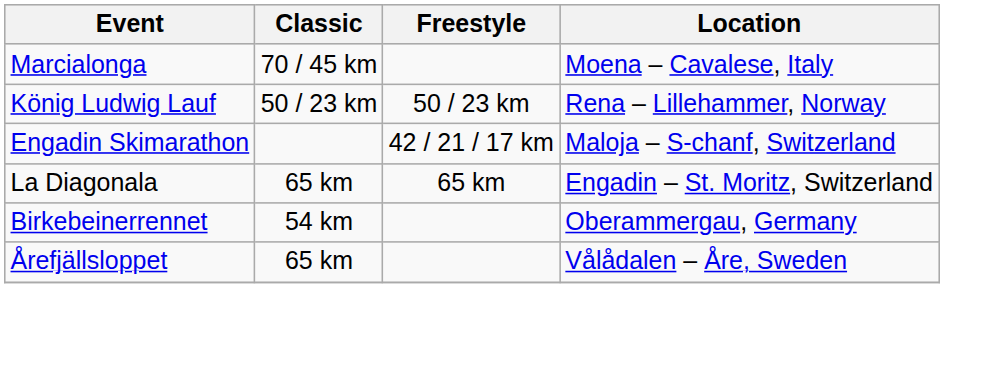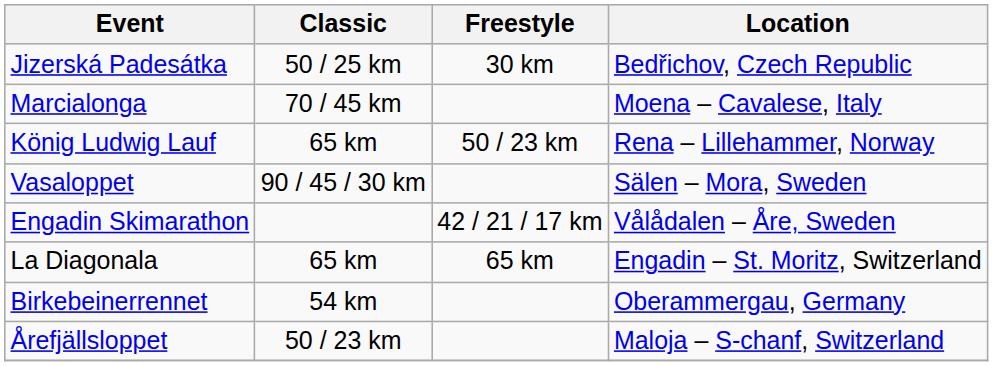+ row: (119, 63)
(319, 103) 50 / 23 km -> (343, 143) 65 km
+ row: (72, 182)
(730, 143) Maloja – S-chanf, Switzerland -> (755, 222) Vålådalen – Åre, Sweden
(319, 261) 65 km -> (343, 340) 50 / 23 km
(706, 261) Vålådalen – Åre, Sweden -> (779, 340) Maloja – S-chanf, Switzerland
